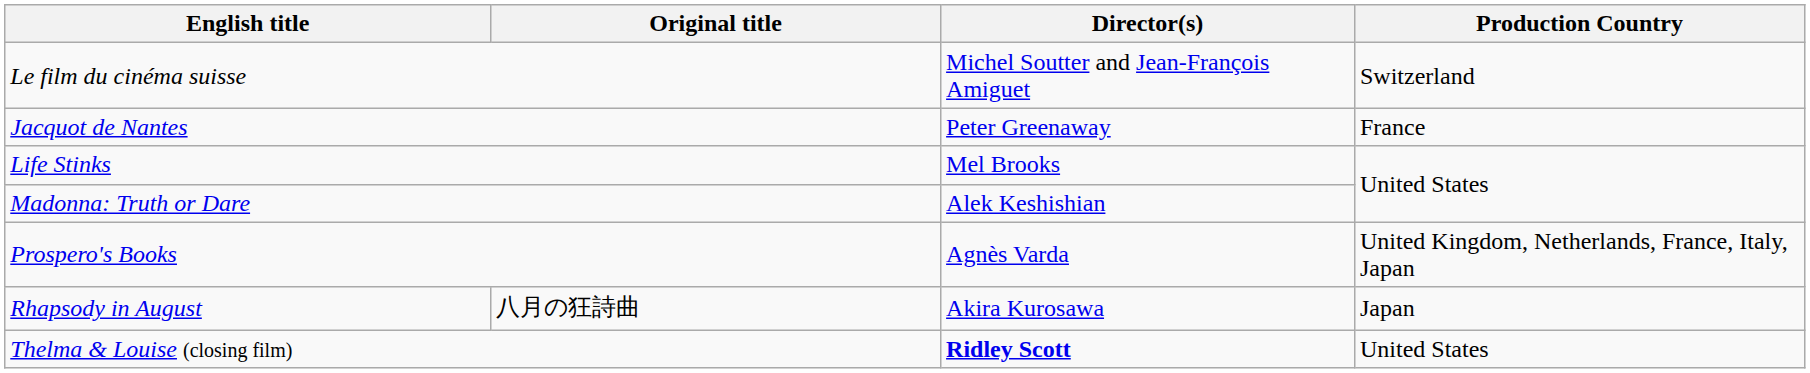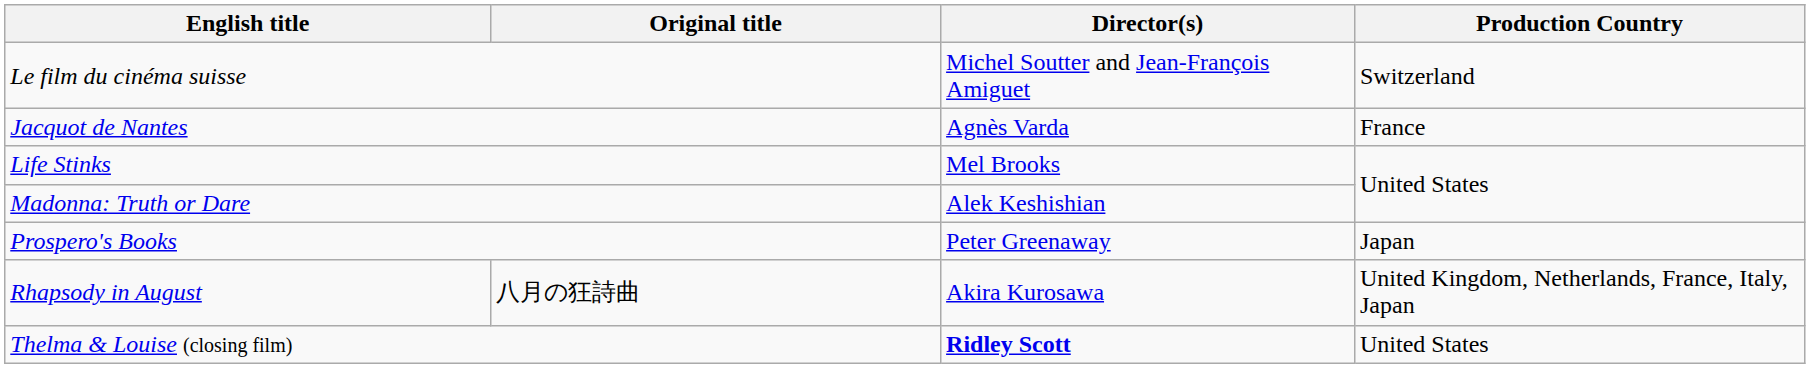(1028, 126) Peter Greenaway -> (1008, 126) Agnès Varda
(1008, 254) Agnès Varda -> (1028, 240) Peter Greenaway
(1574, 254) United Kingdom, Netherlands, France, Italy, Japan -> (1387, 240) Japan
(1387, 308) Japan -> (1574, 292) United Kingdom, Netherlands, France, Italy, Japan
